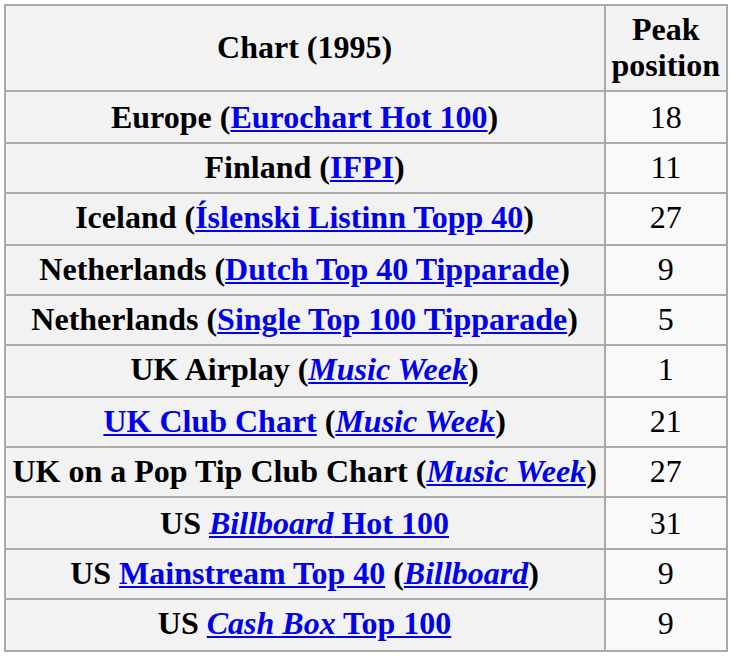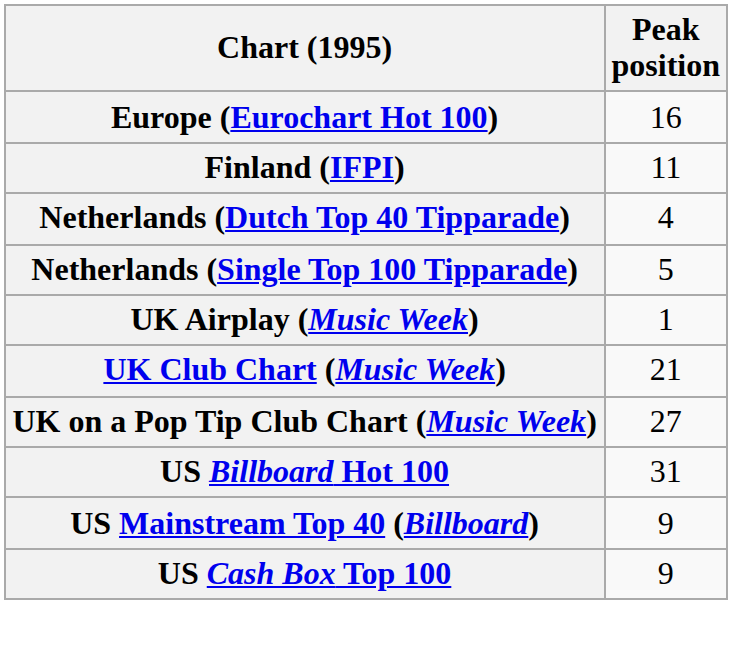(666, 116) 18 -> (666, 116) 16
- row: (305, 218)
(666, 268) 9 -> (666, 218) 4
